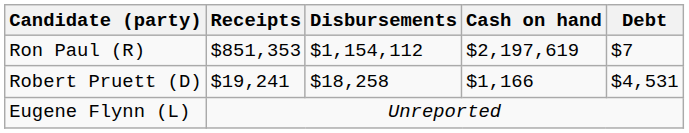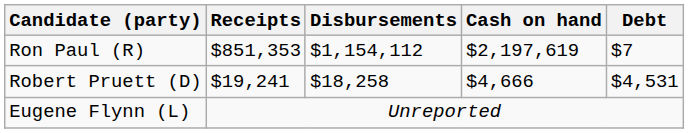(500, 82) $1,166 -> (500, 82) $4,666
